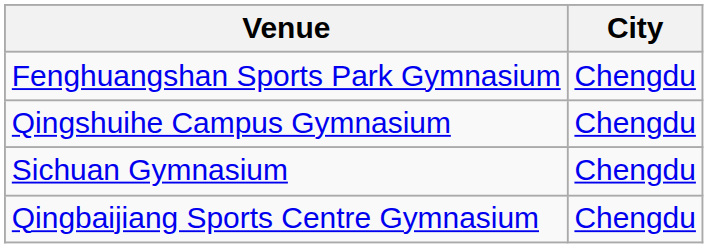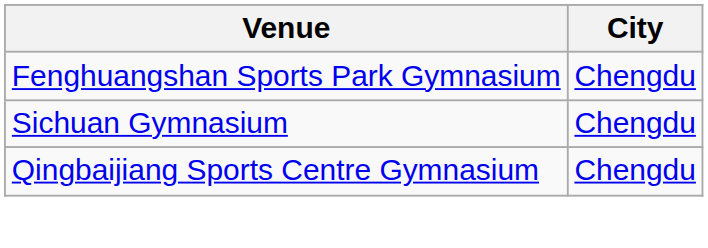- row: (231, 123)
